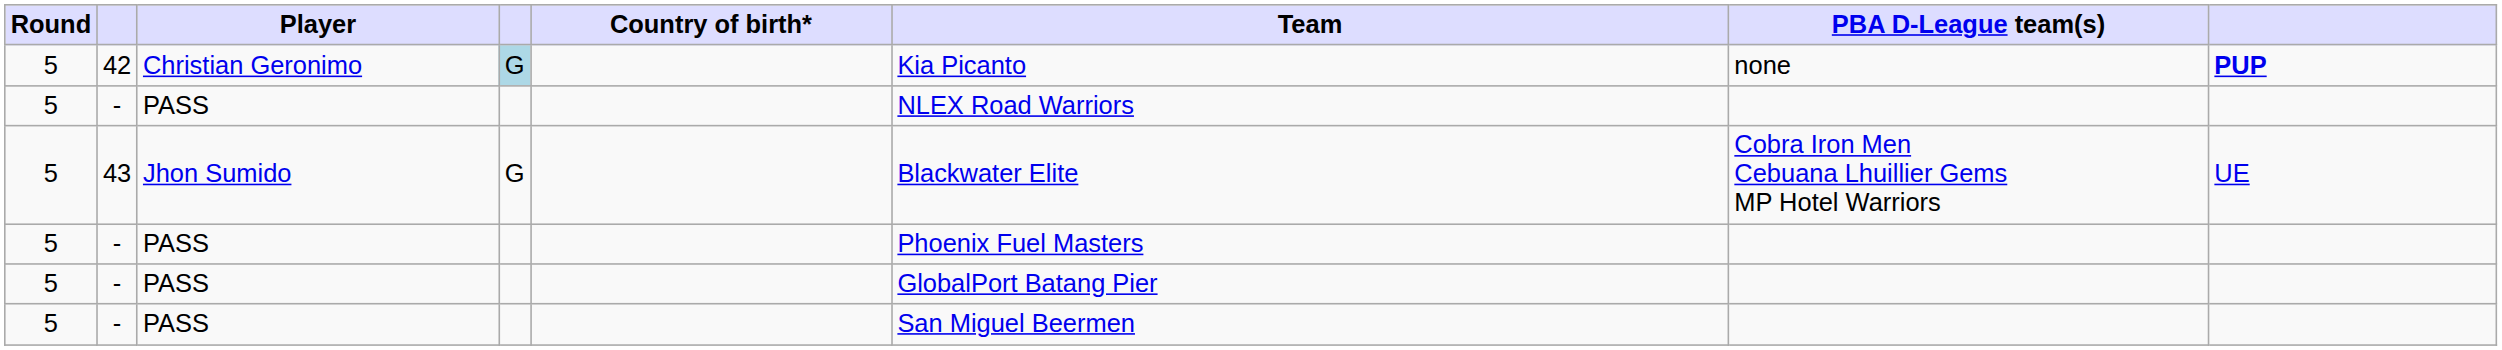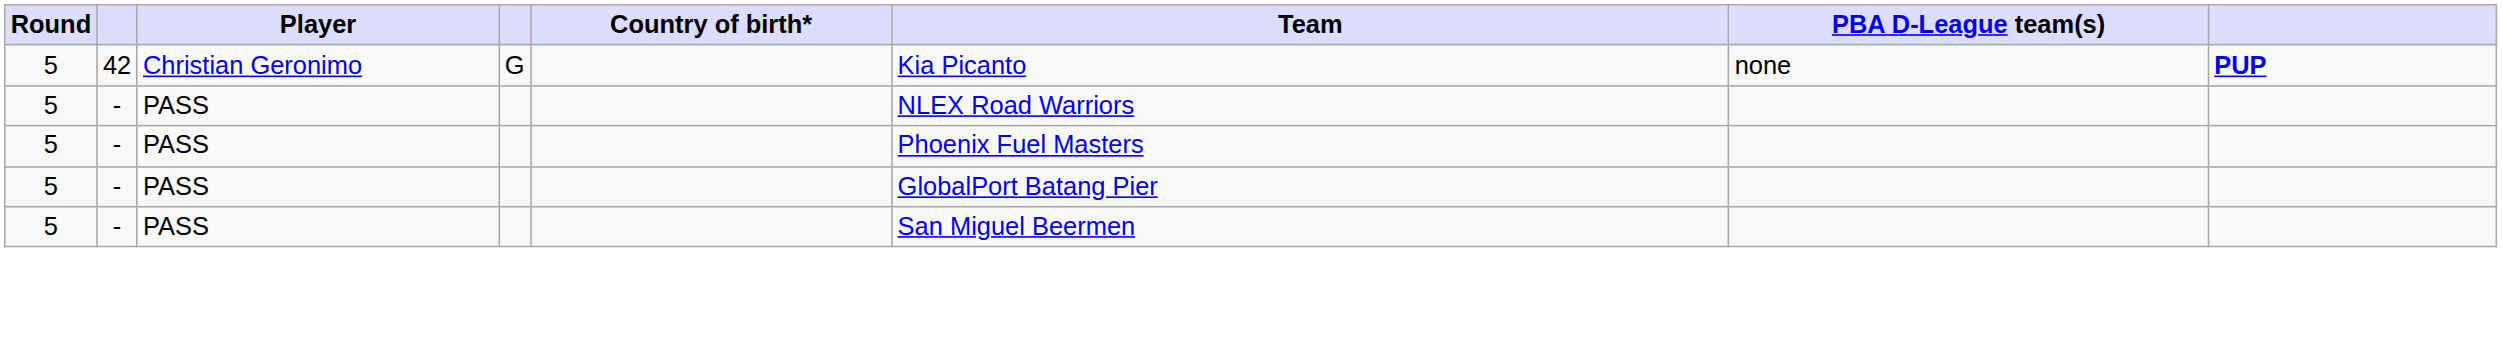(515, 65) lightblue background -> (515, 65) no background
- row: (117, 174)
